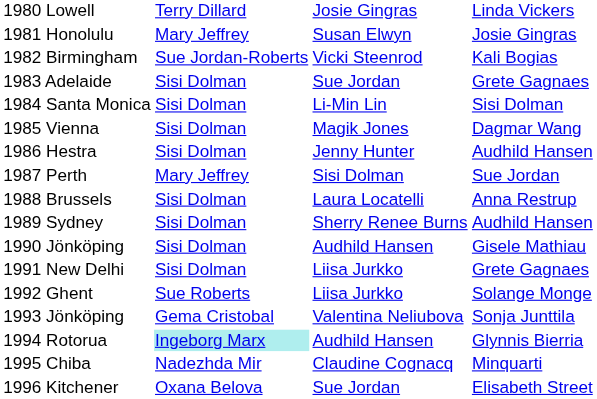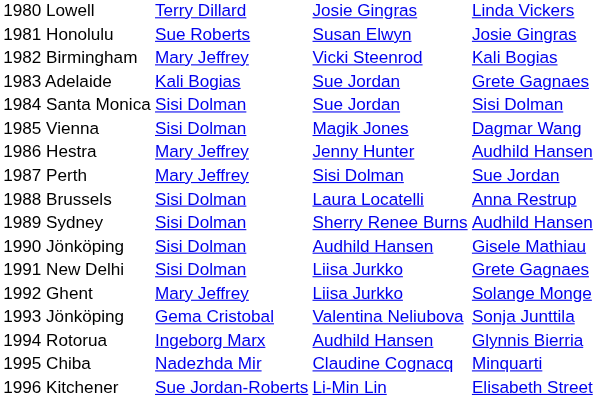(202, 34) Mary Jeffrey -> (203, 34) Sue Roberts
(232, 57) Sue Jordan-Roberts -> (202, 57) Mary Jeffrey
(201, 81) Sisi Dolman -> (198, 81) Kali Bogias
(350, 104) Li-Min Lin -> (356, 104) Sue Jordan
(201, 152) Sisi Dolman -> (202, 152) Mary Jeffrey
(203, 293) Sue Roberts -> (202, 293) Mary Jeffrey
(210, 340) paleturquoise background -> (210, 340) no background
(209, 387) Oxana Belova -> (232, 387) Sue Jordan-Roberts
(356, 387) Sue Jordan -> (350, 387) Li-Min Lin
